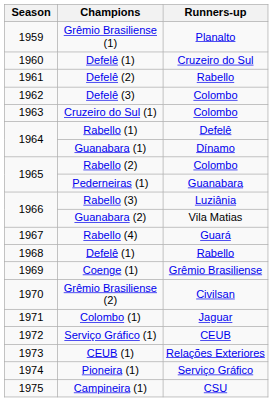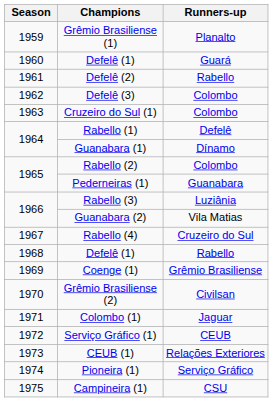(215, 60) Cruzeiro do Sul -> (215, 60) Guará
(215, 235) Guará -> (215, 235) Cruzeiro do Sul
